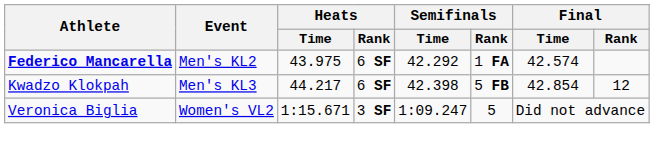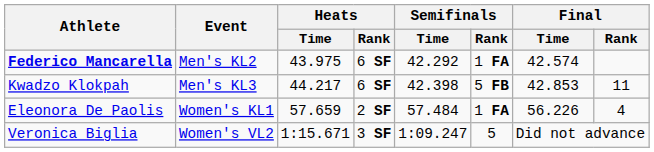(553, 86) 42.854 -> (553, 86) 42.853
(621, 86) 12 -> (621, 86) 11
+ row: (86, 110)
